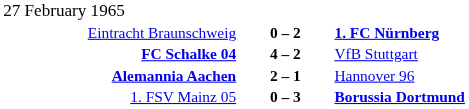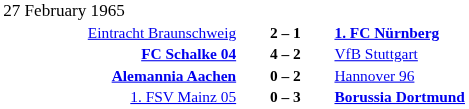(285, 32) 0 – 2 -> (285, 32) 2 – 1
(285, 75) 2 – 1 -> (285, 75) 0 – 2
